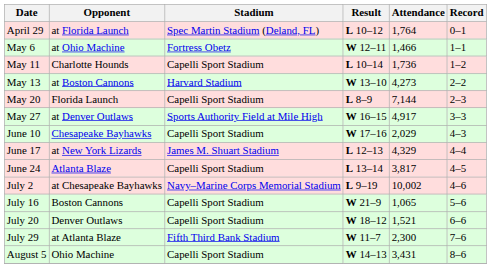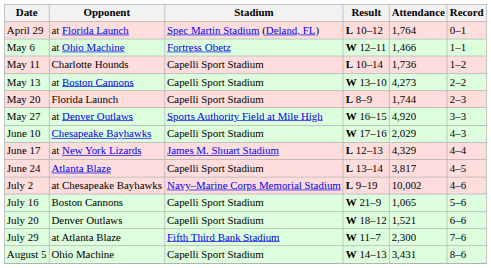(204, 82) Harvard Stadium -> (215, 82) Capelli Sport Stadium
(404, 99) 7,144 -> (404, 99) 1,744
(404, 116) 4,917 -> (404, 116) 4,920
